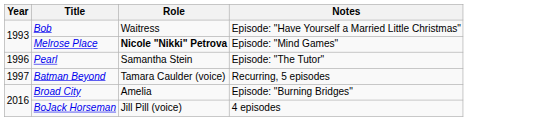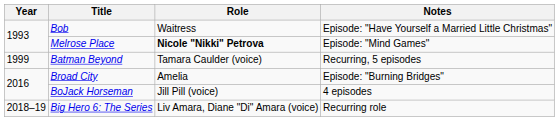- row: (45, 60)
(18, 76) 1997 -> (18, 60) 1999
+ row: (102, 108)
